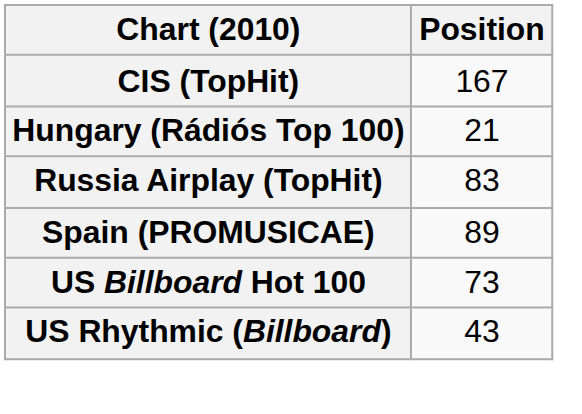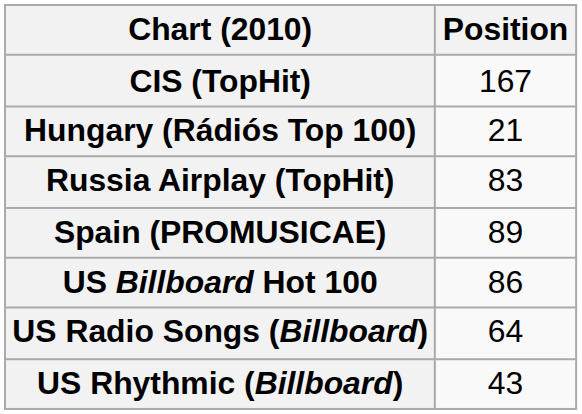(482, 282) 73 -> (506, 282) 86
+ row: (220, 332)
